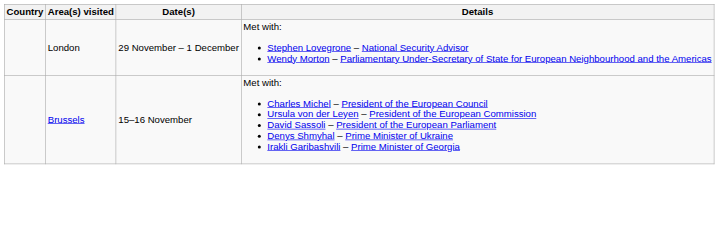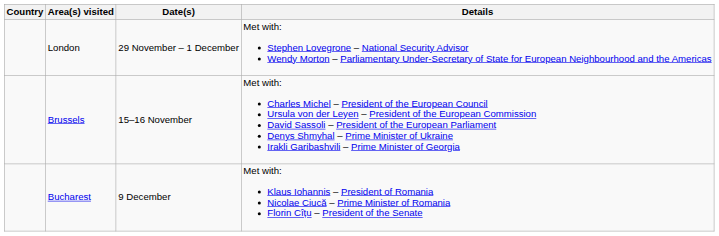+ row: (69, 197)
